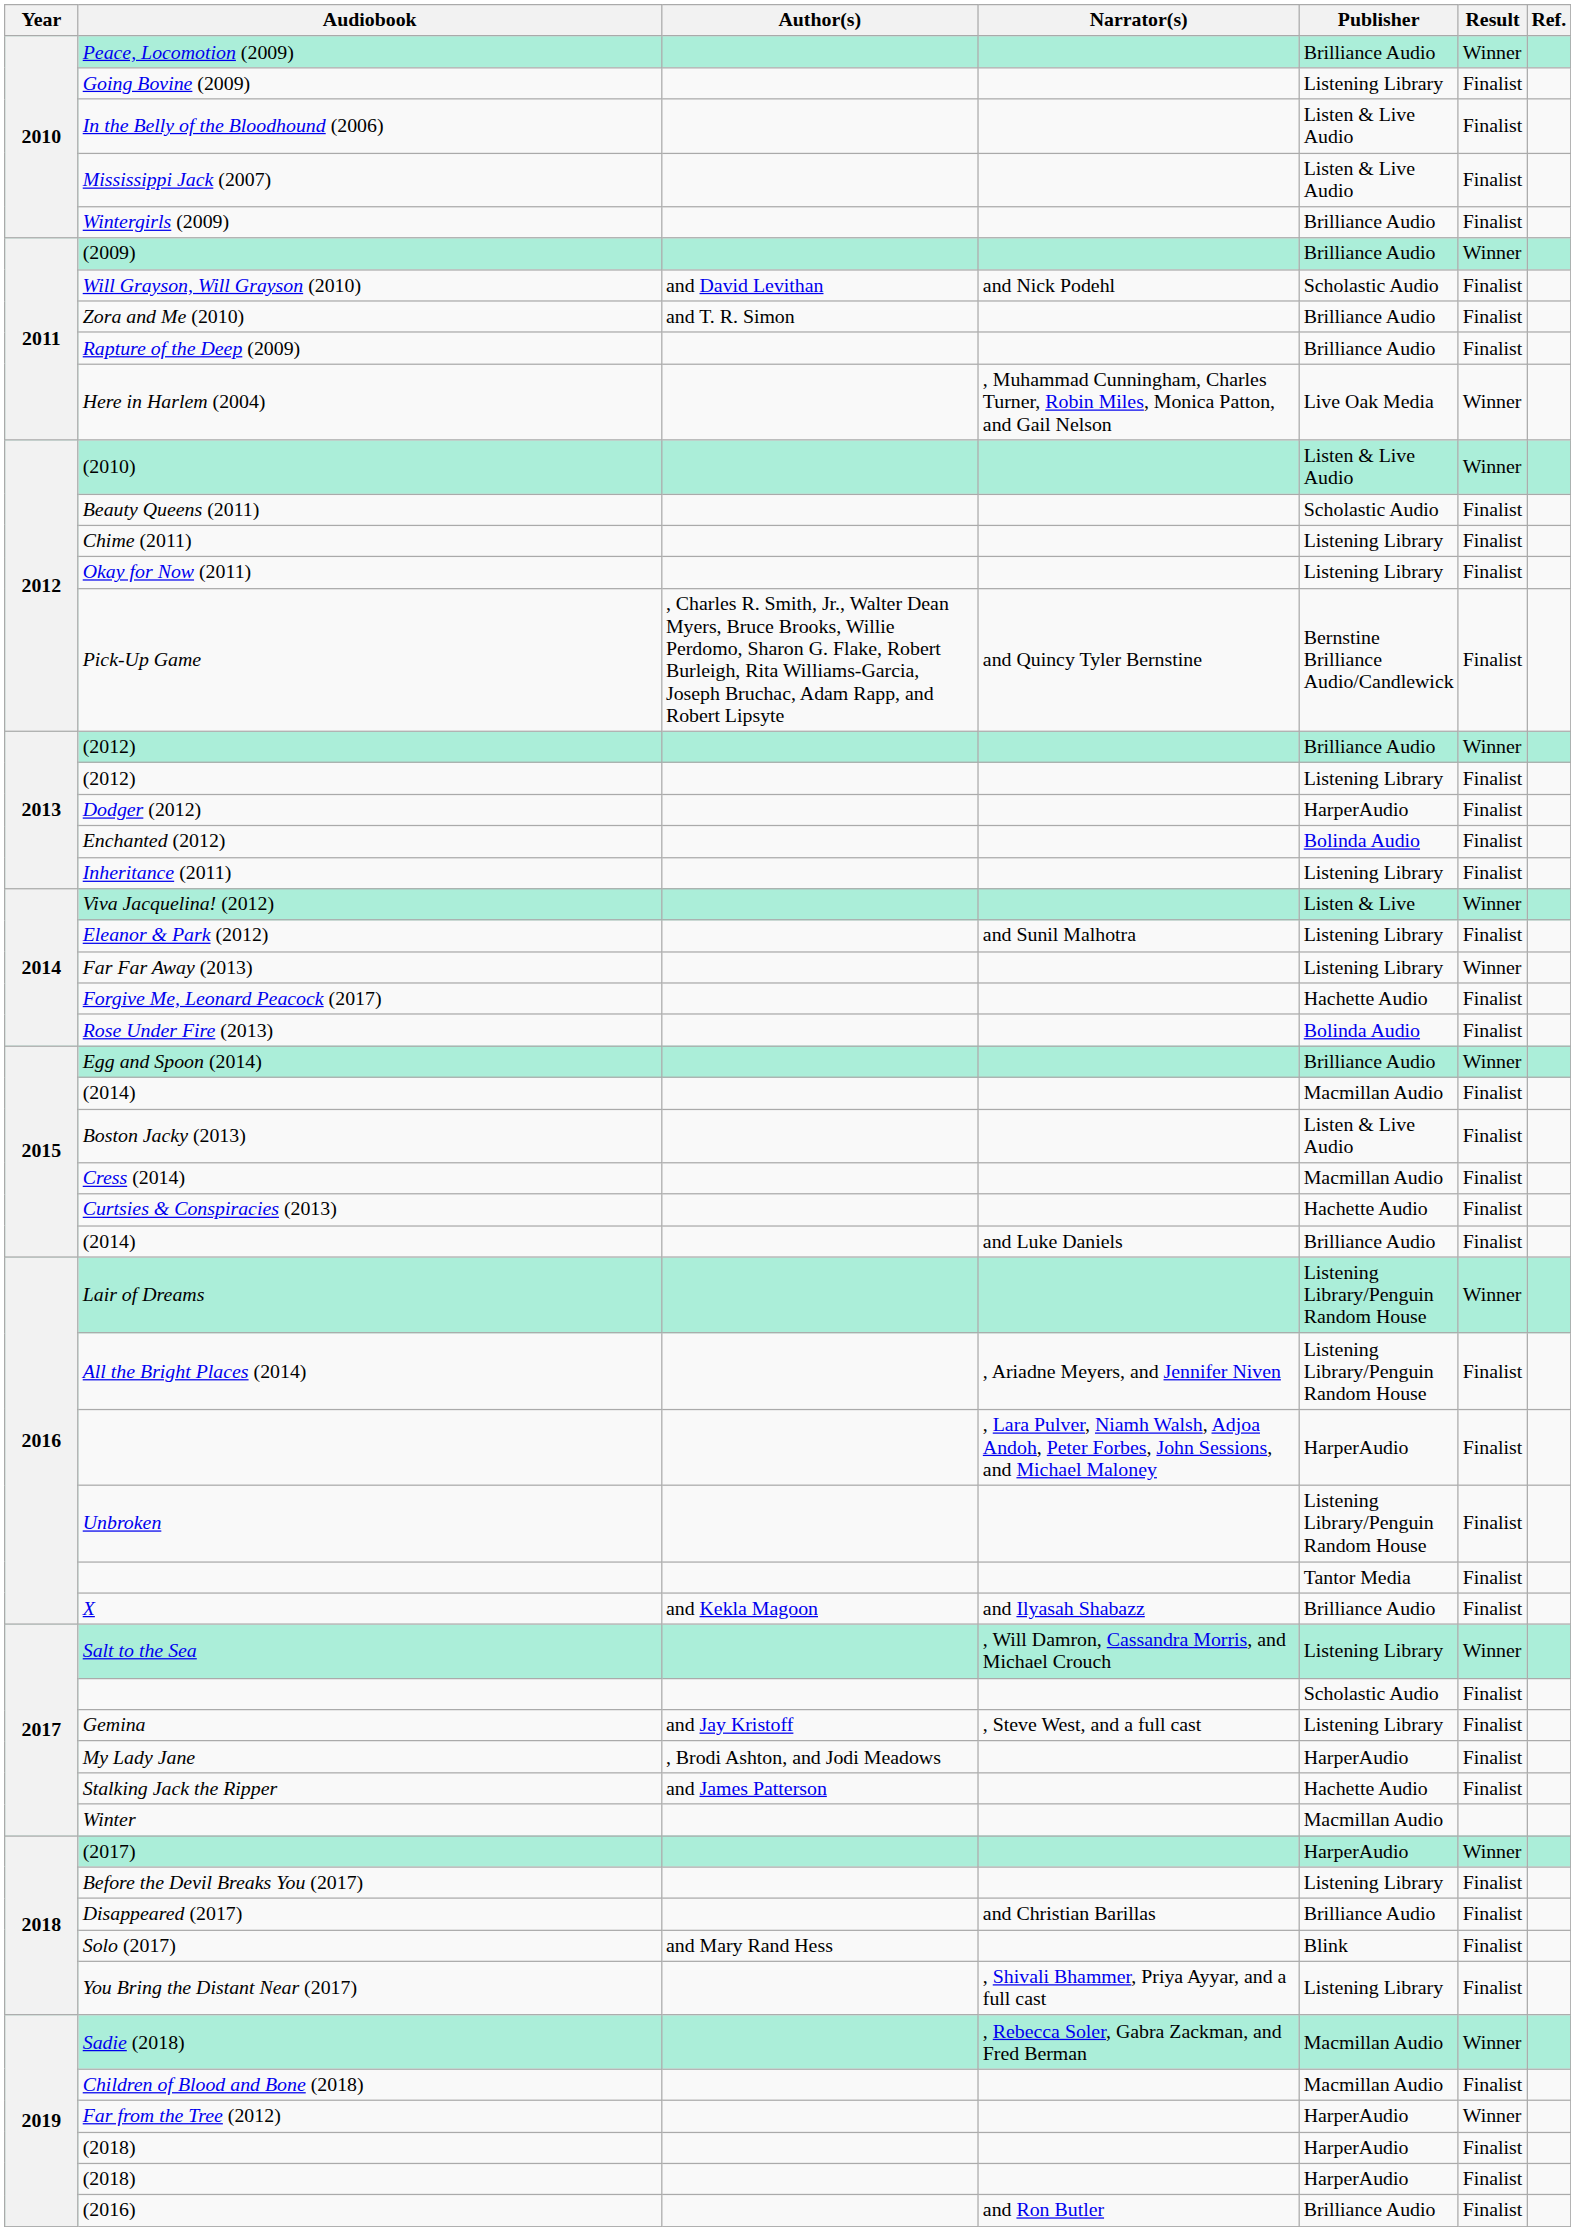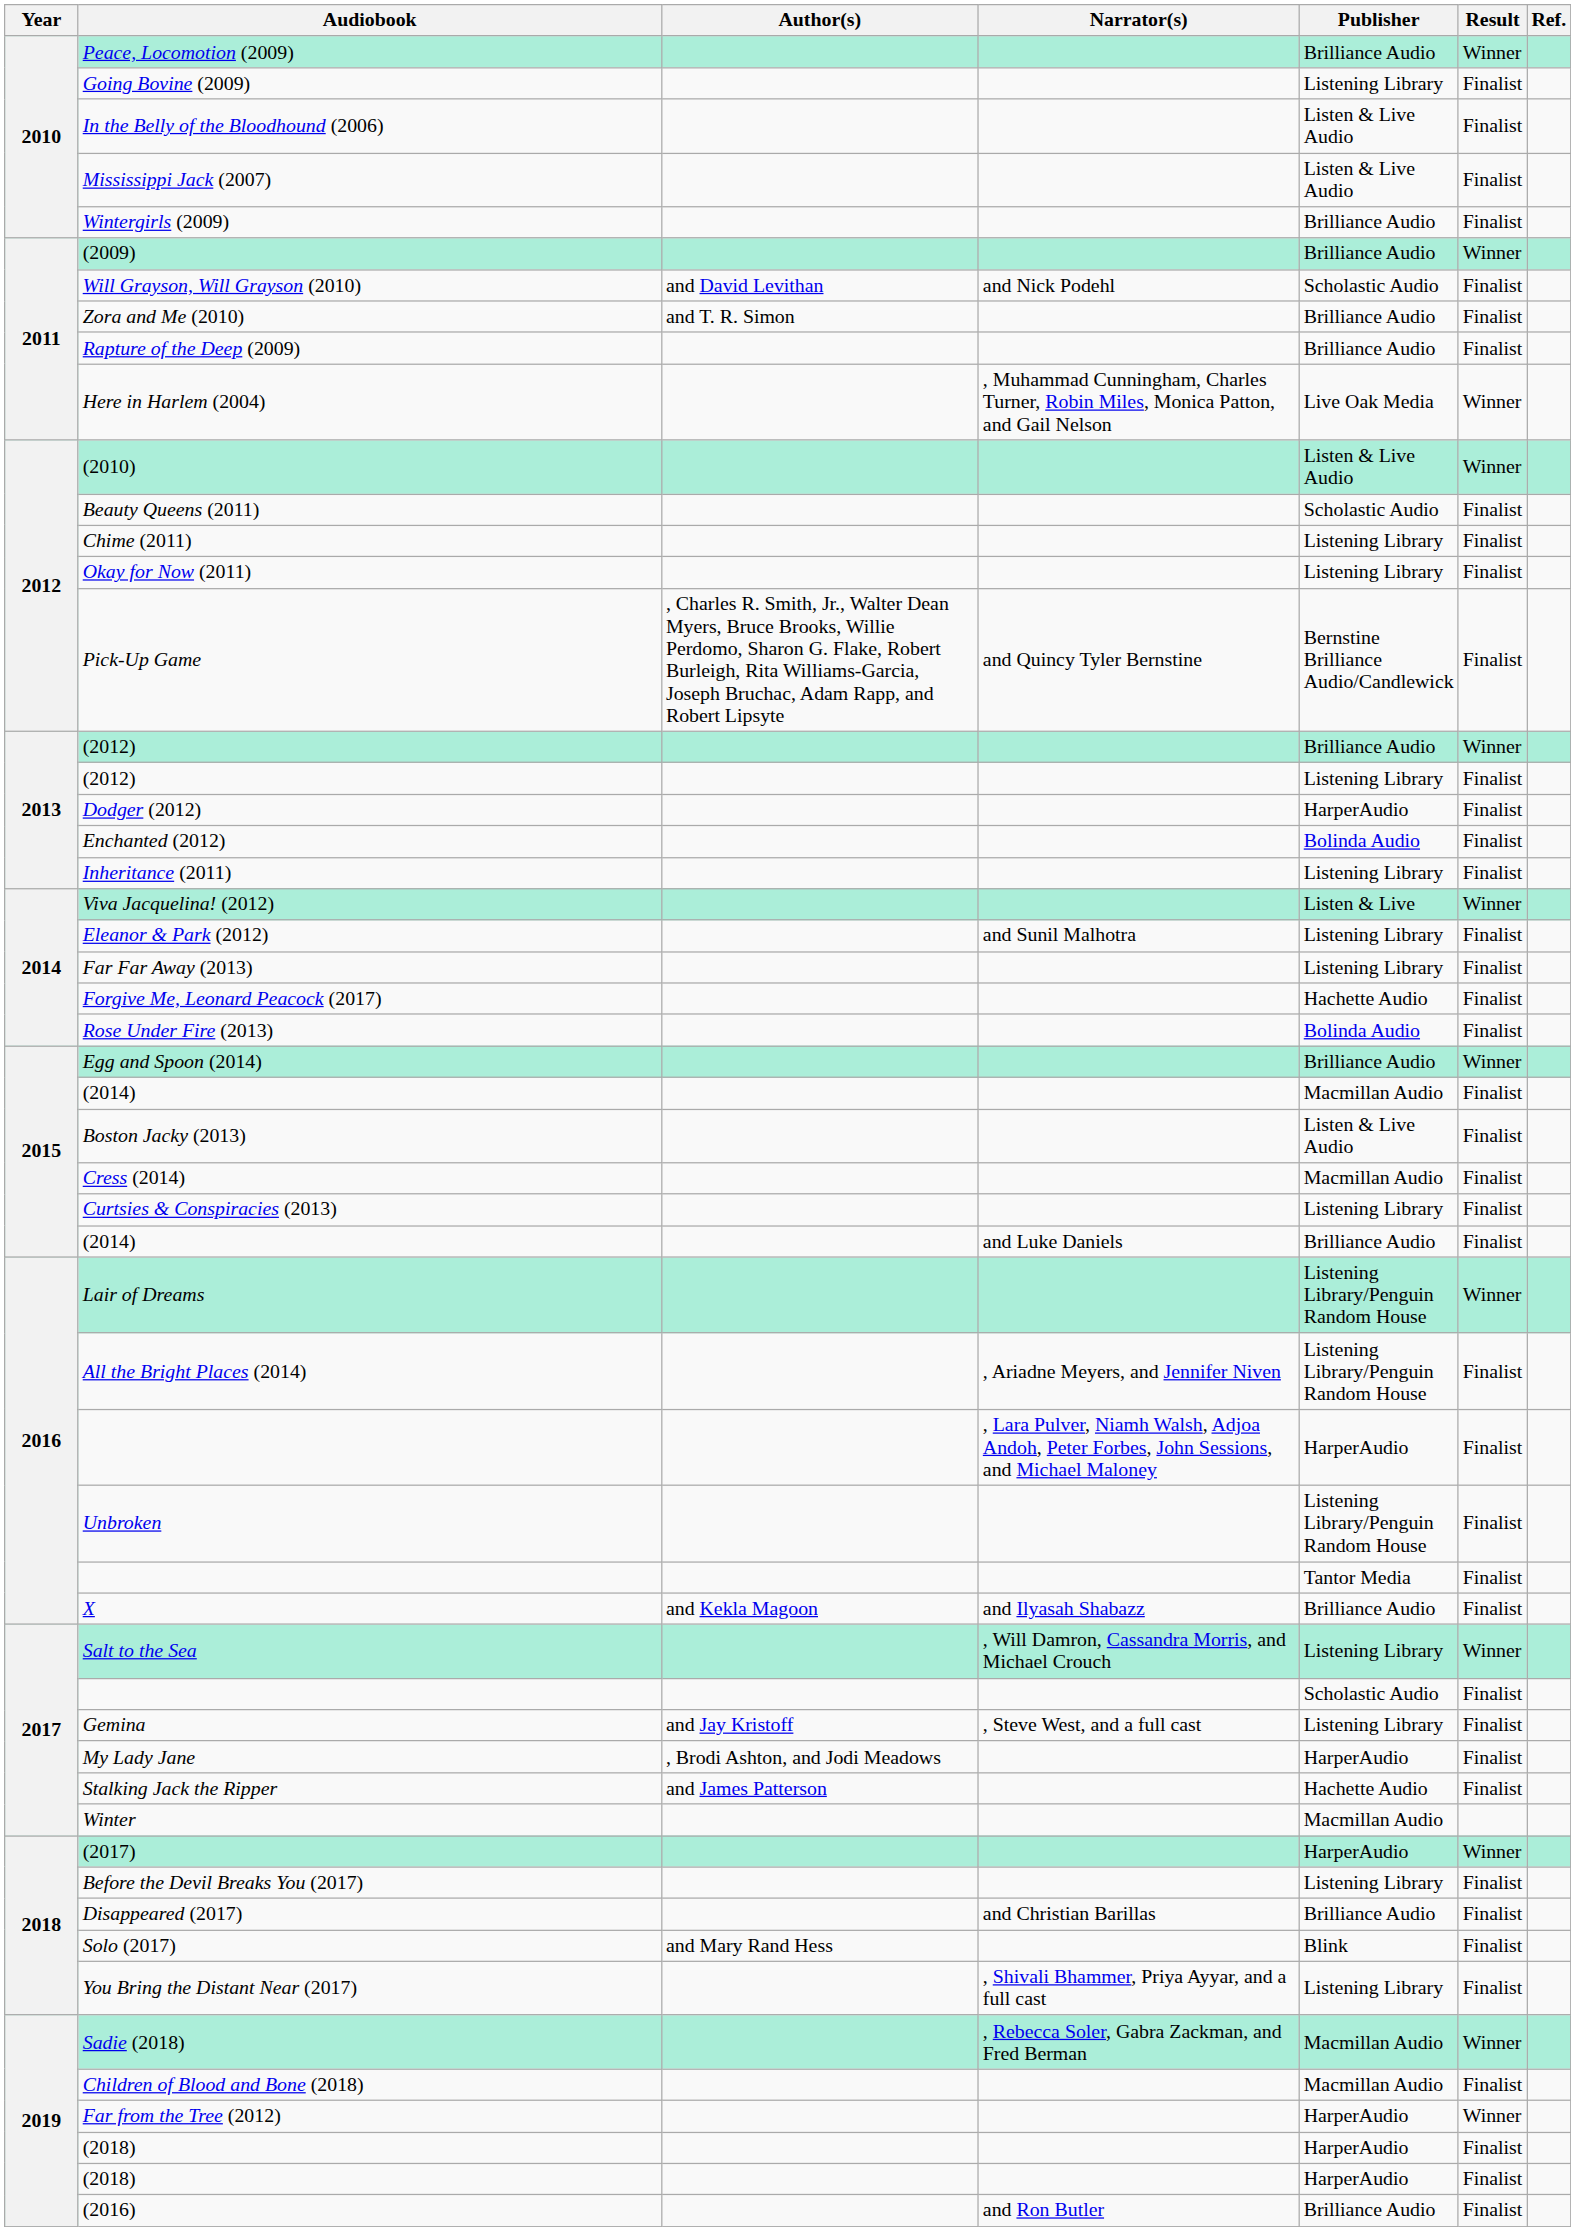(1492, 967) Winner -> (1493, 967) Finalist
(1366, 1209) Hachette Audio -> (1373, 1209) Listening Library
